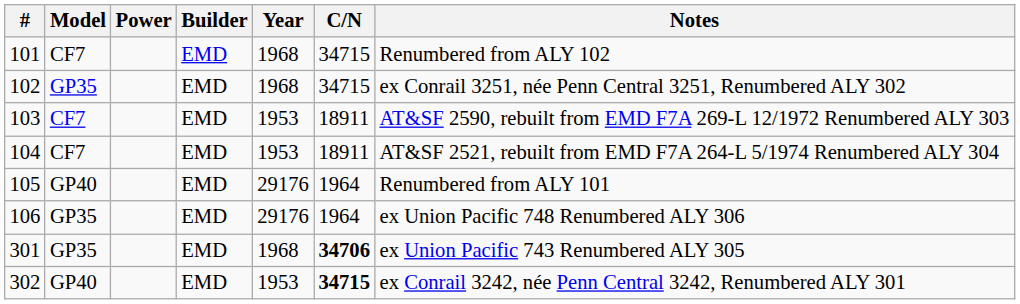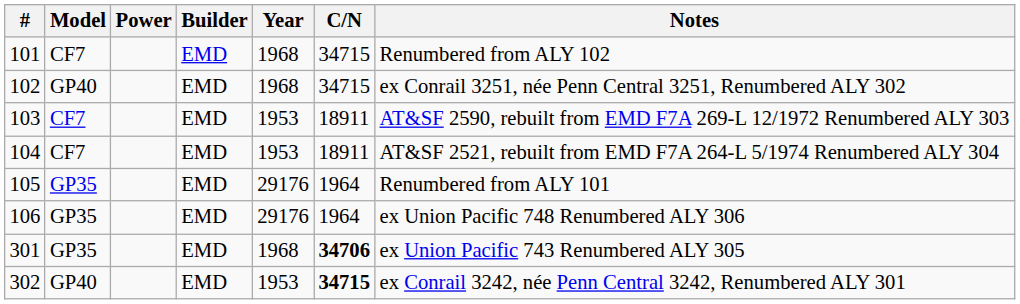(73, 86) GP35 -> (73, 86) GP40
(73, 184) GP40 -> (73, 184) GP35
